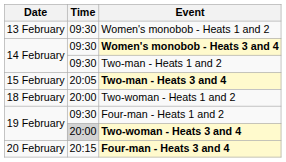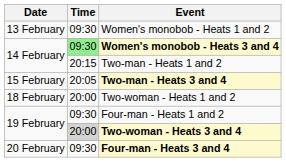(83, 47) no background -> (83, 47) lightgreen background
(83, 64) 09:30 -> (83, 64) 20:15
(83, 149) 20:15 -> (83, 149) 09:30
